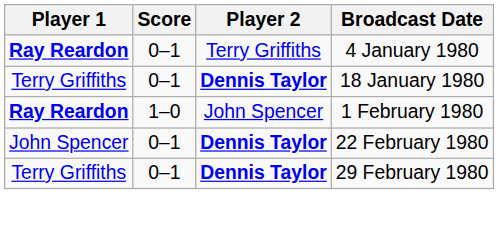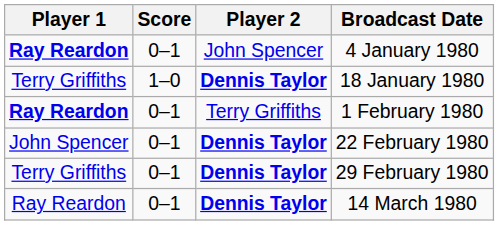(263, 50) Terry Griffiths -> (263, 50) John Spencer
(164, 81) 0–1 -> (164, 81) 1–0
(164, 111) 1–0 -> (164, 111) 0–1
(263, 111) John Spencer -> (263, 111) Terry Griffiths
+ row: (412, 204)
